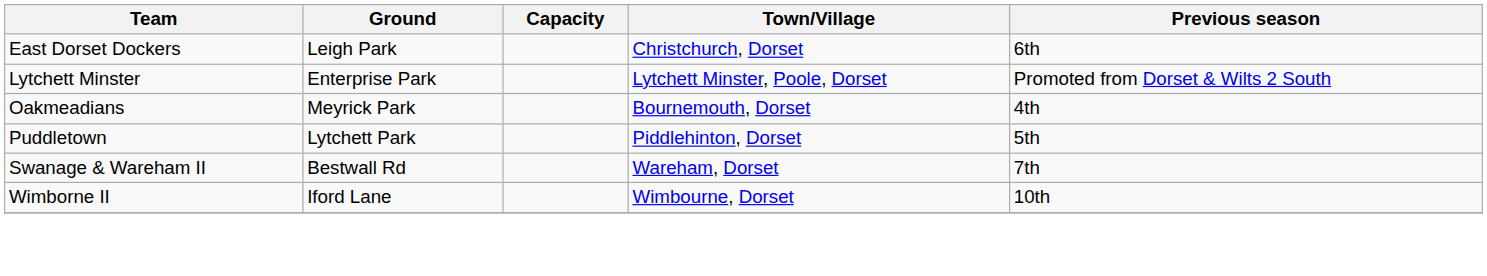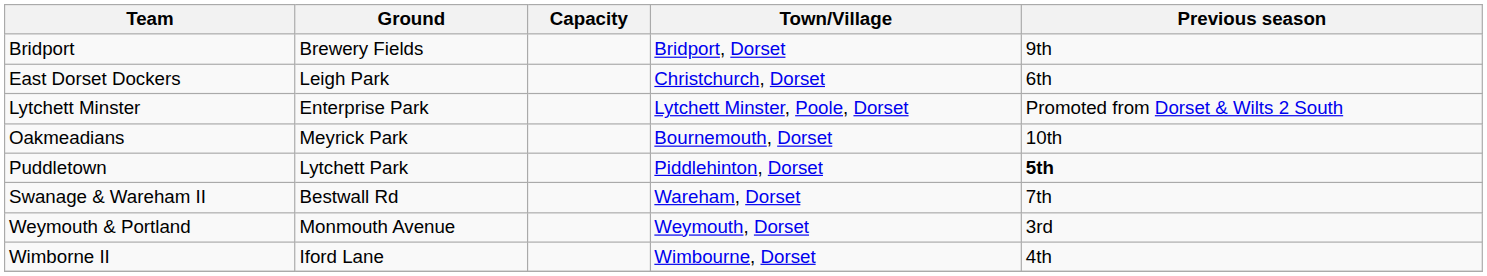+ row: (42, 49)
(1027, 108) 4th -> (1044, 138) 10th
(1027, 138) normal -> (1040, 167) bold
+ row: (100, 227)
(1032, 197) 10th -> (1039, 256) 4th
